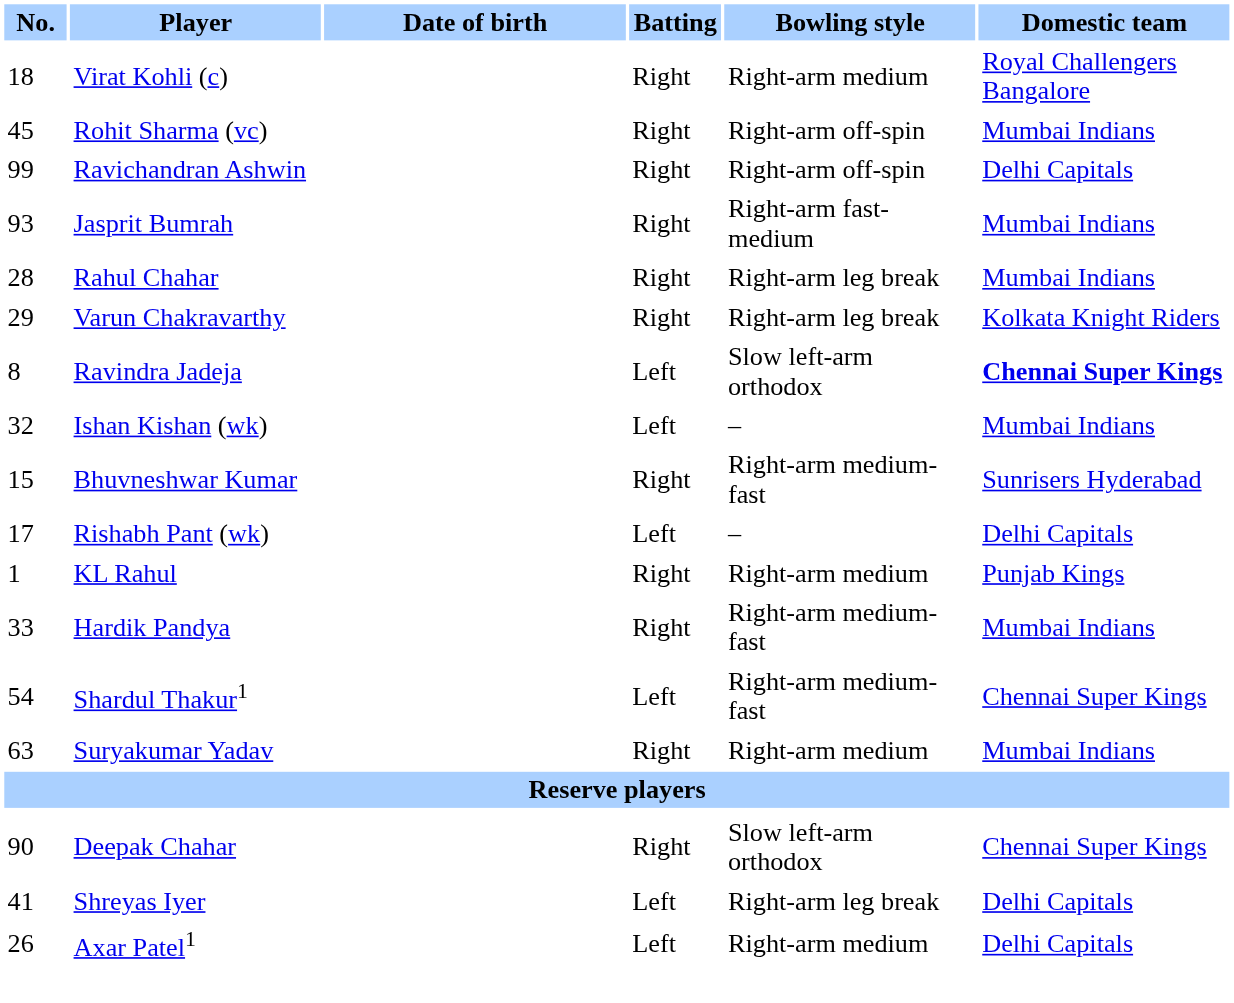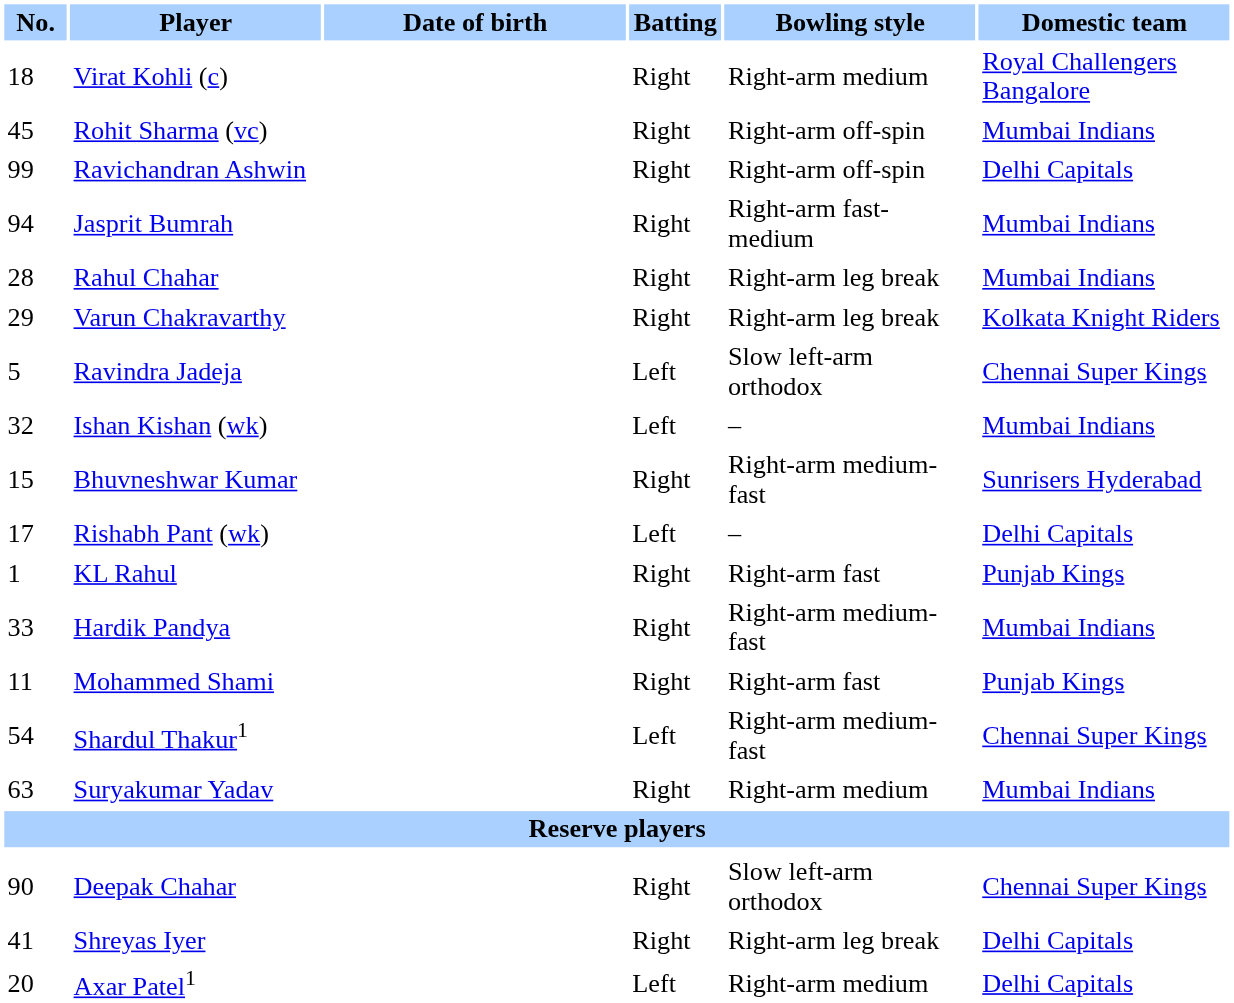(21, 223) 93 -> (21, 223) 94
(14, 371) 8 -> (14, 371) 5
(1102, 371) bold -> (1094, 371) normal
(828, 573) Right-arm medium -> (804, 573) Right-arm fast
+ row: (174, 681)
(654, 901) Left -> (661, 940) Right
(21, 943) 26 -> (21, 983) 20
